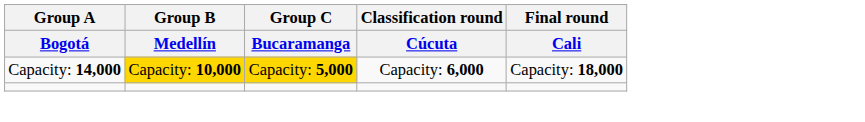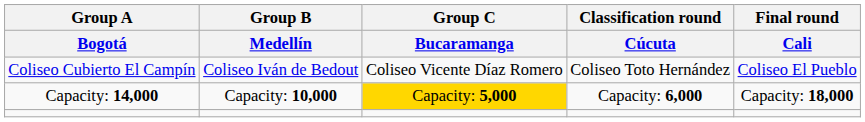+ row: (102, 69)
(185, 69) gold background -> (281, 95) no background
